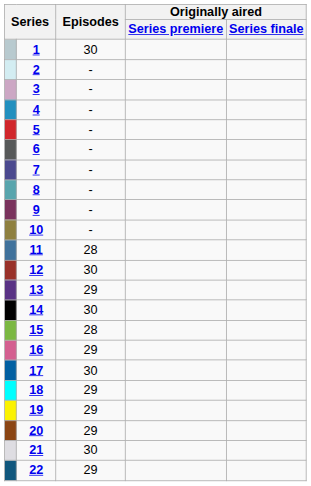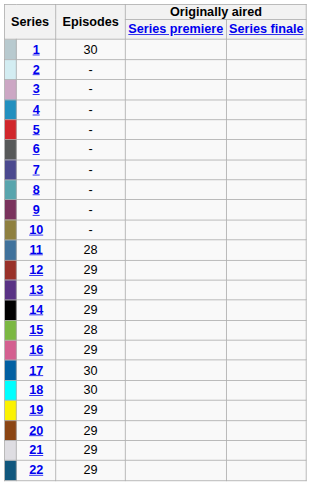(91, 270) 30 -> (91, 270) 29
(91, 310) 30 -> (91, 310) 29
(91, 390) 29 -> (91, 390) 30
(91, 450) 30 -> (91, 450) 29
